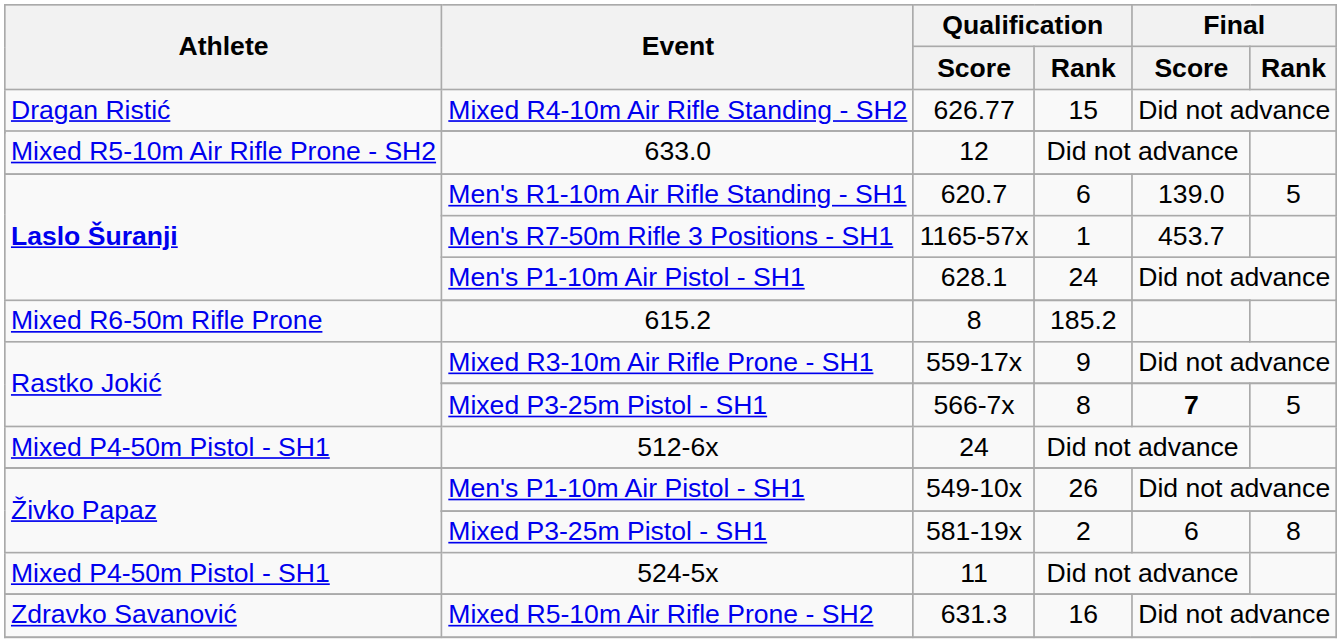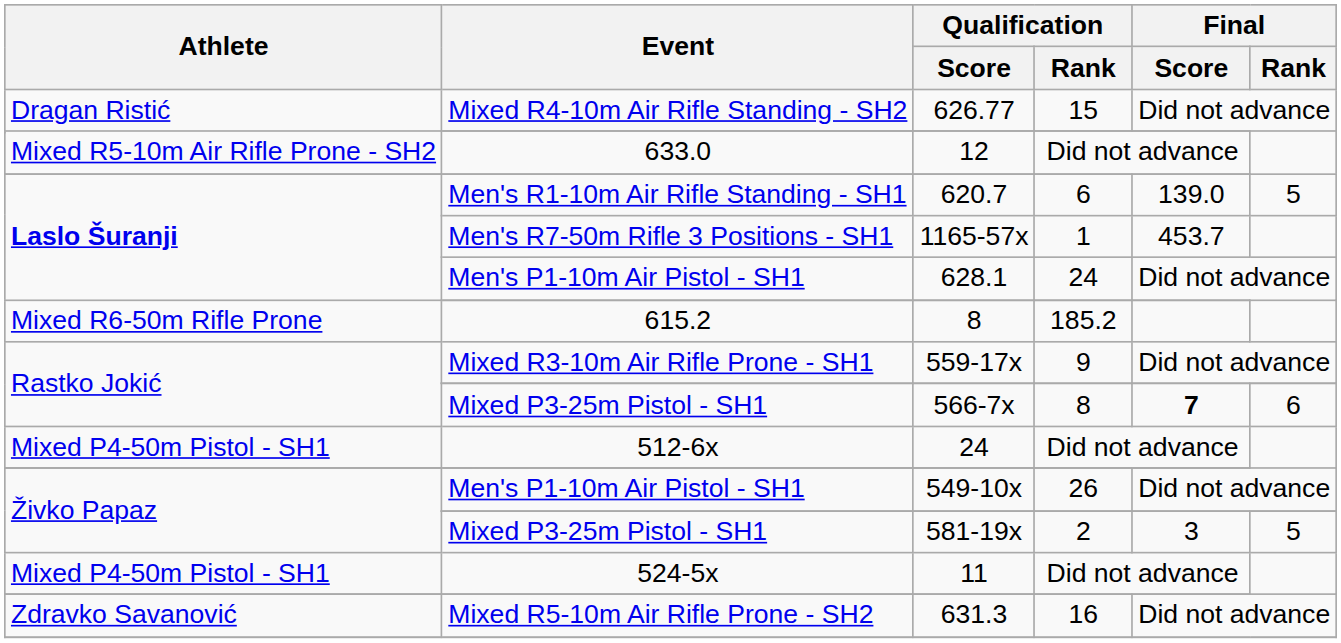(1293, 404) 5 -> (1293, 404) 6
(1191, 531) 6 -> (1191, 531) 3
(1293, 531) 8 -> (1293, 531) 5
